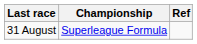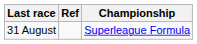columns swapped: (114, 13) <-> (181, 13)
